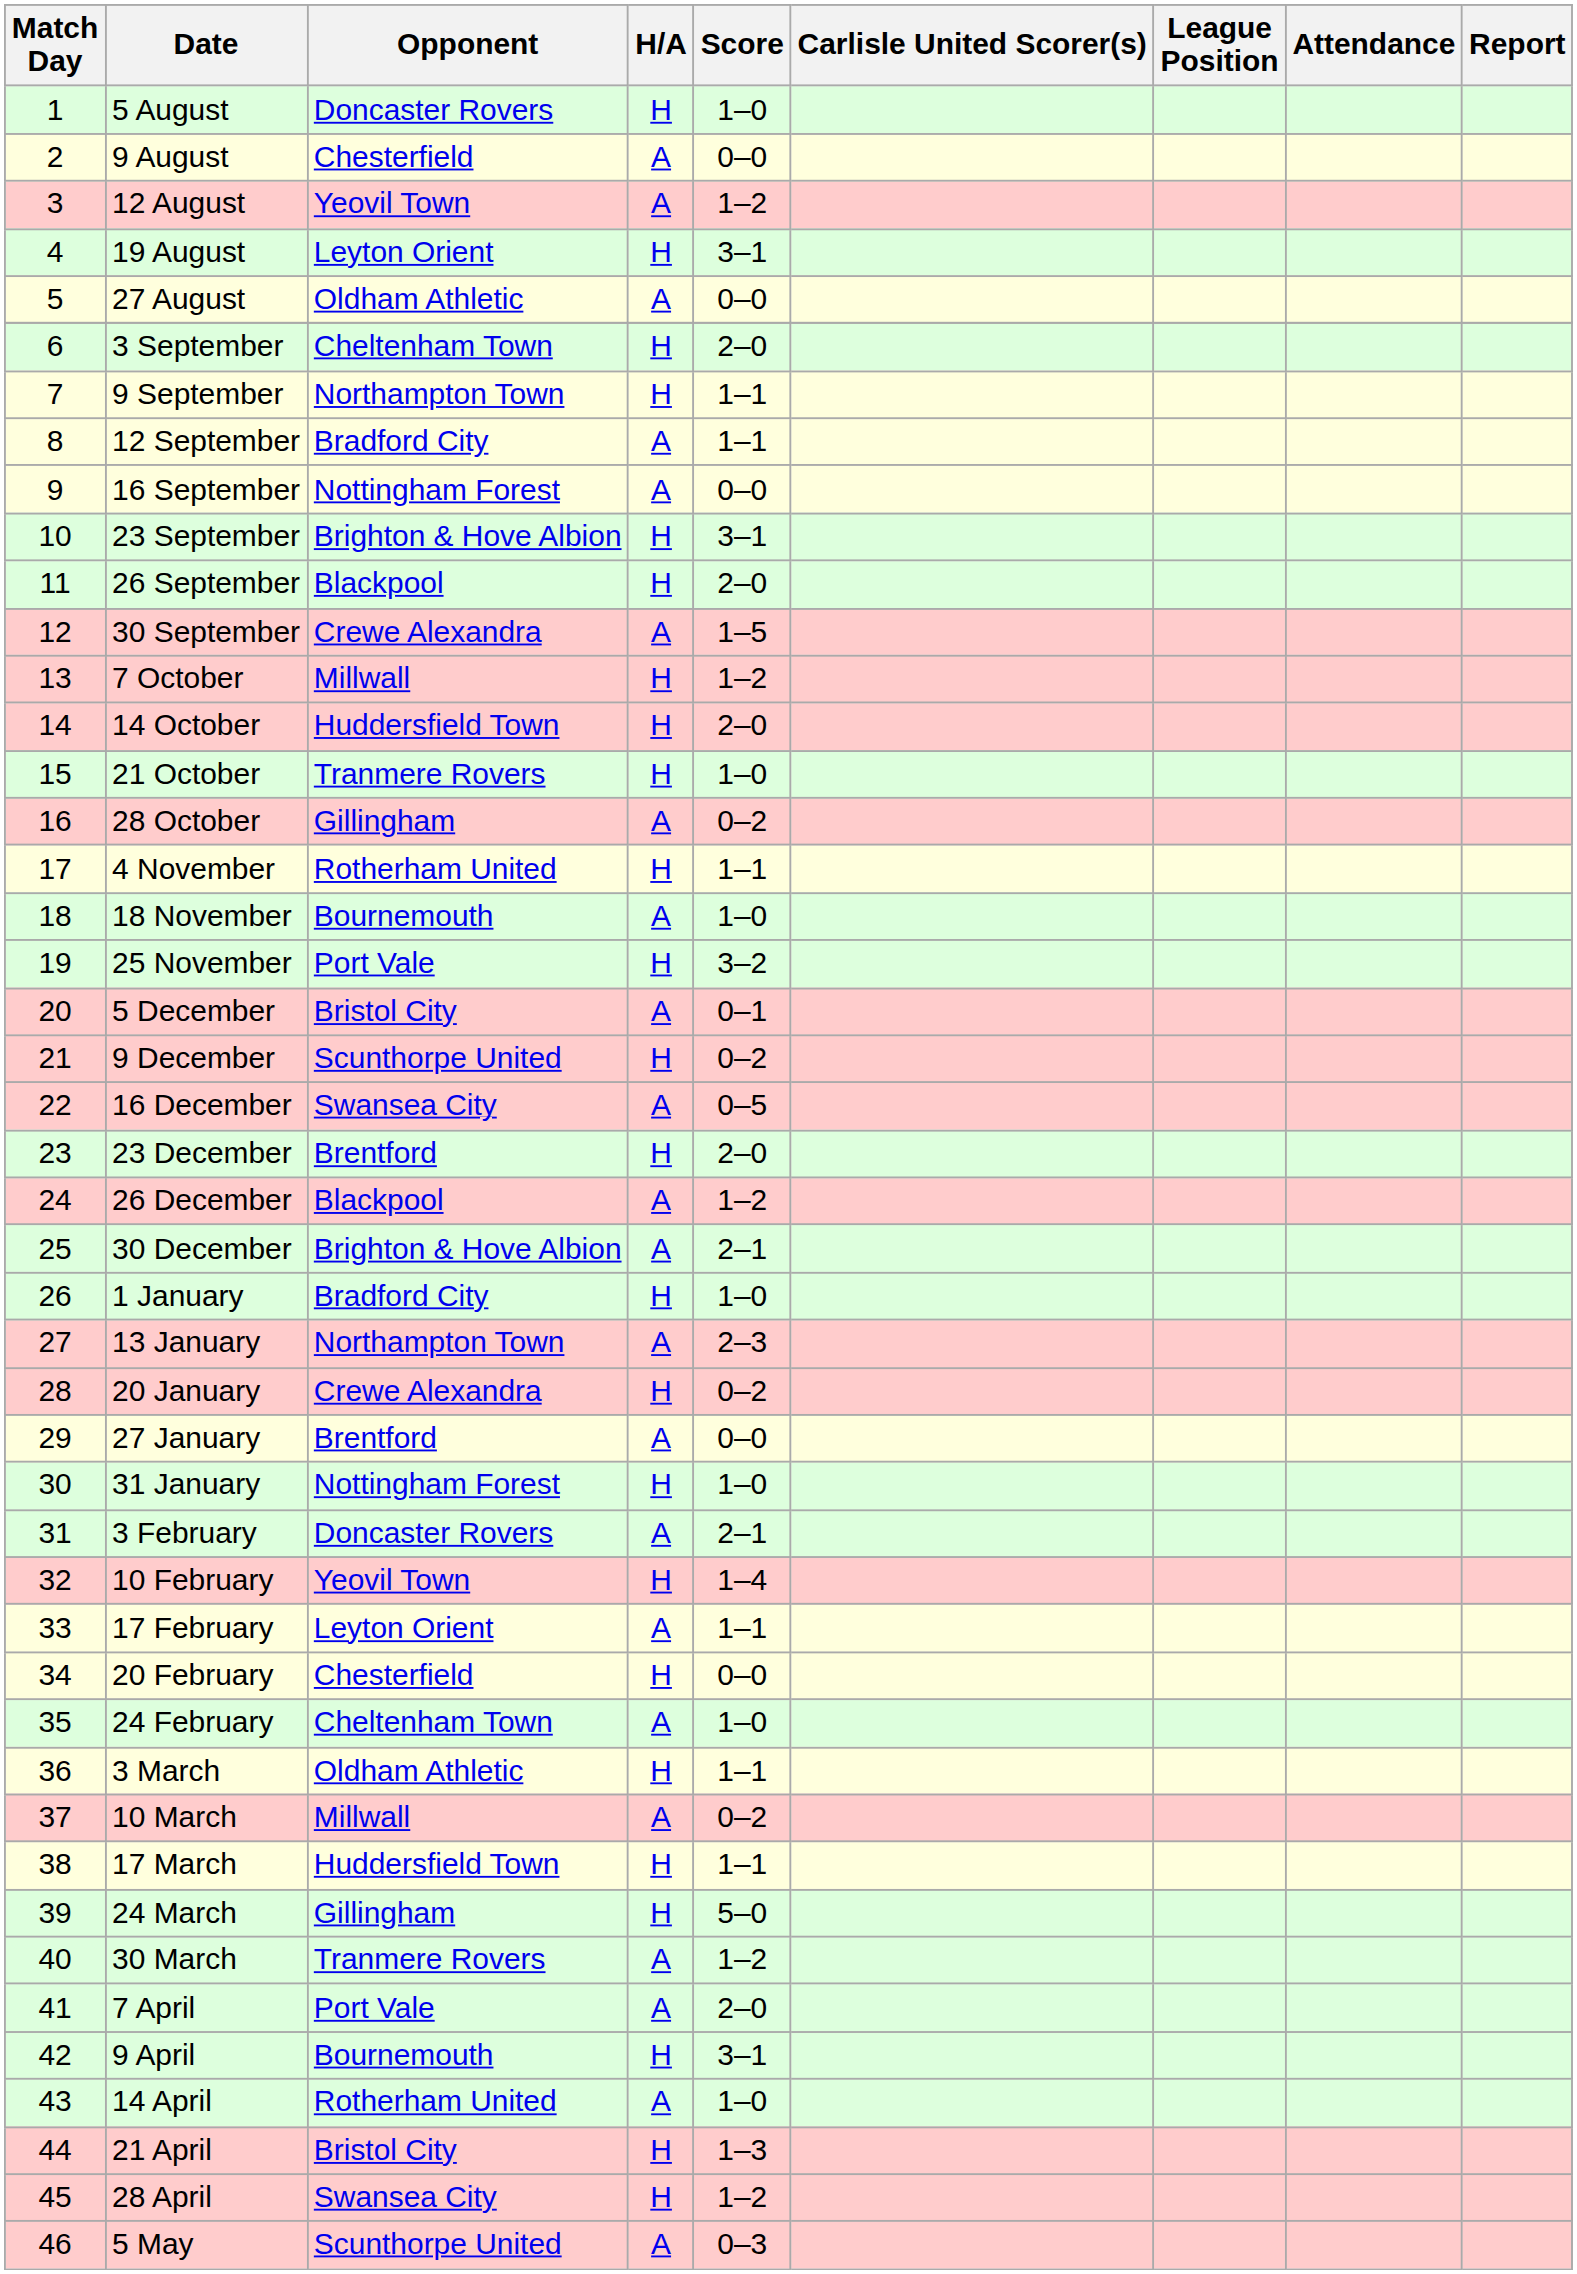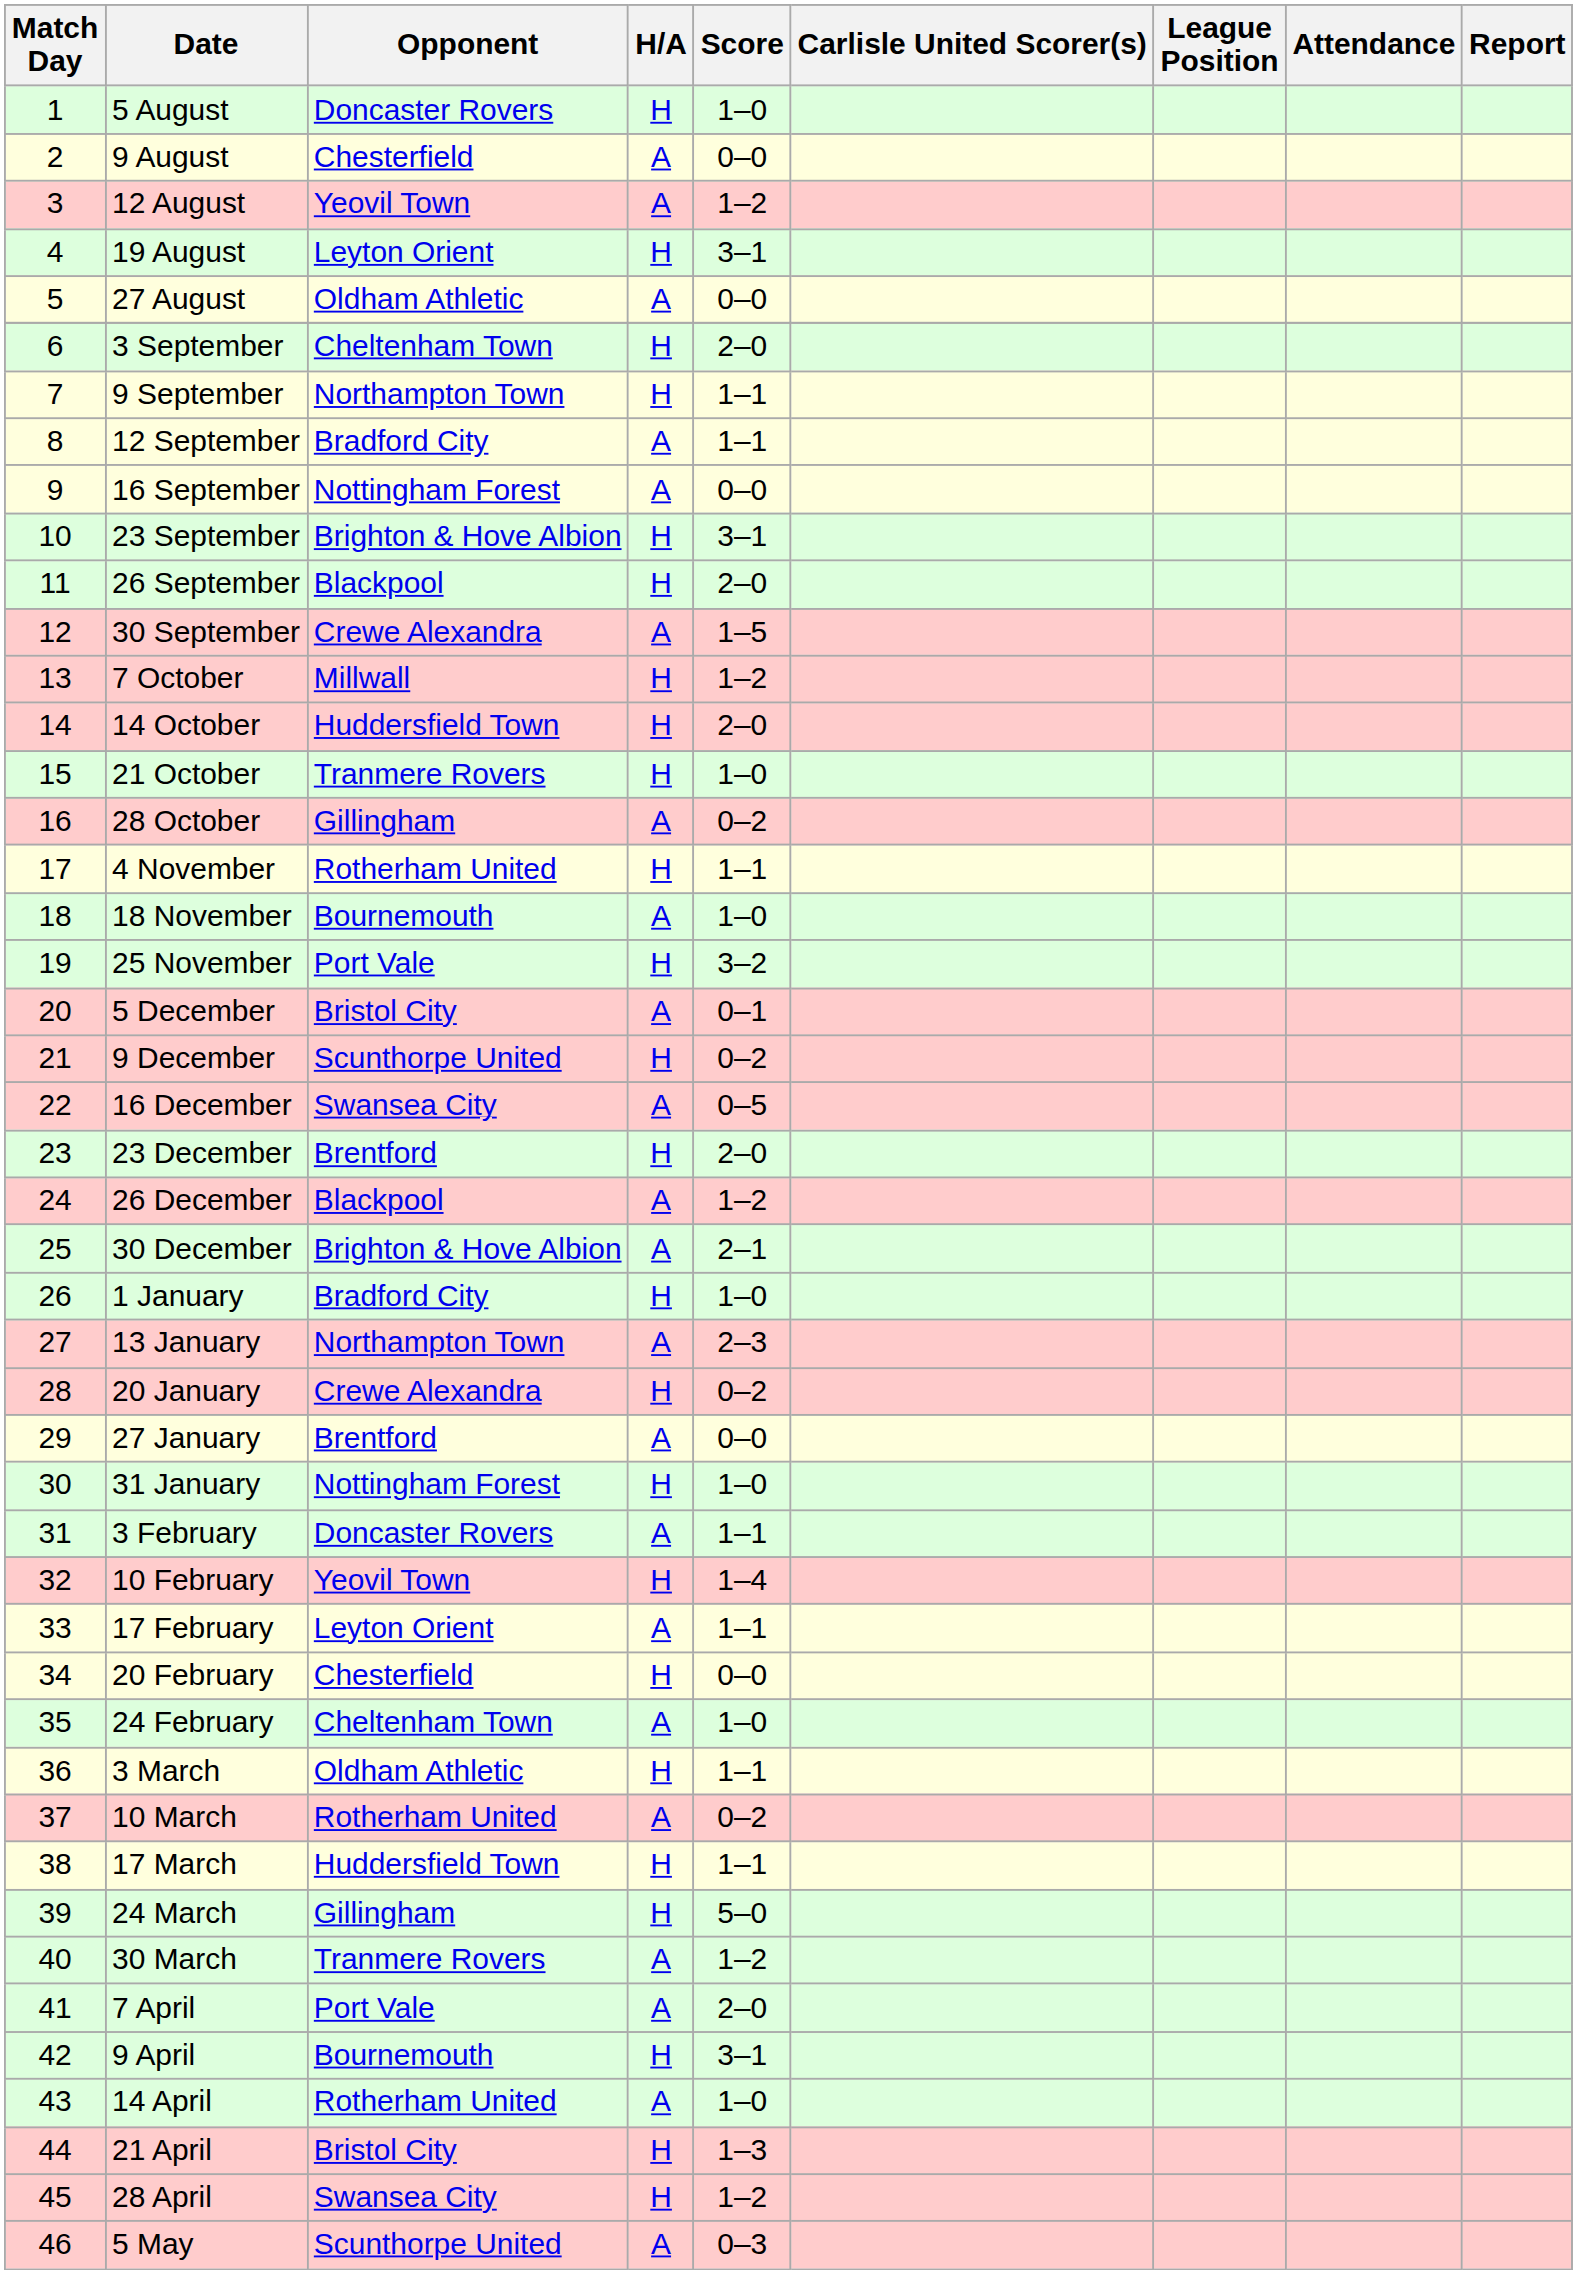(742, 1532) 2–1 -> (742, 1532) 1–1
(362, 1817) Millwall -> (435, 1817) Rotherham United
